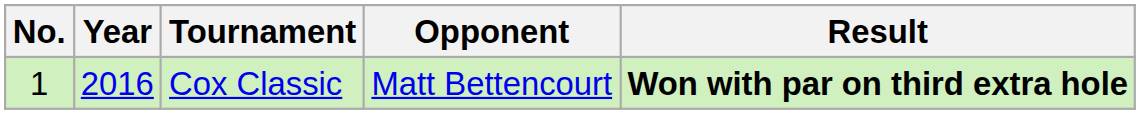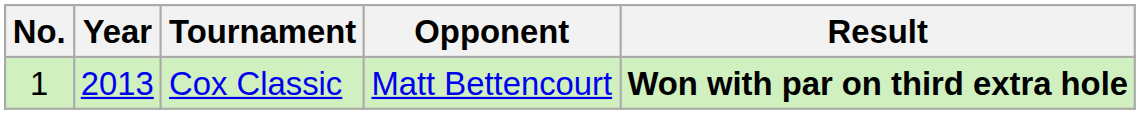(117, 83) 2016 -> (117, 83) 2013
